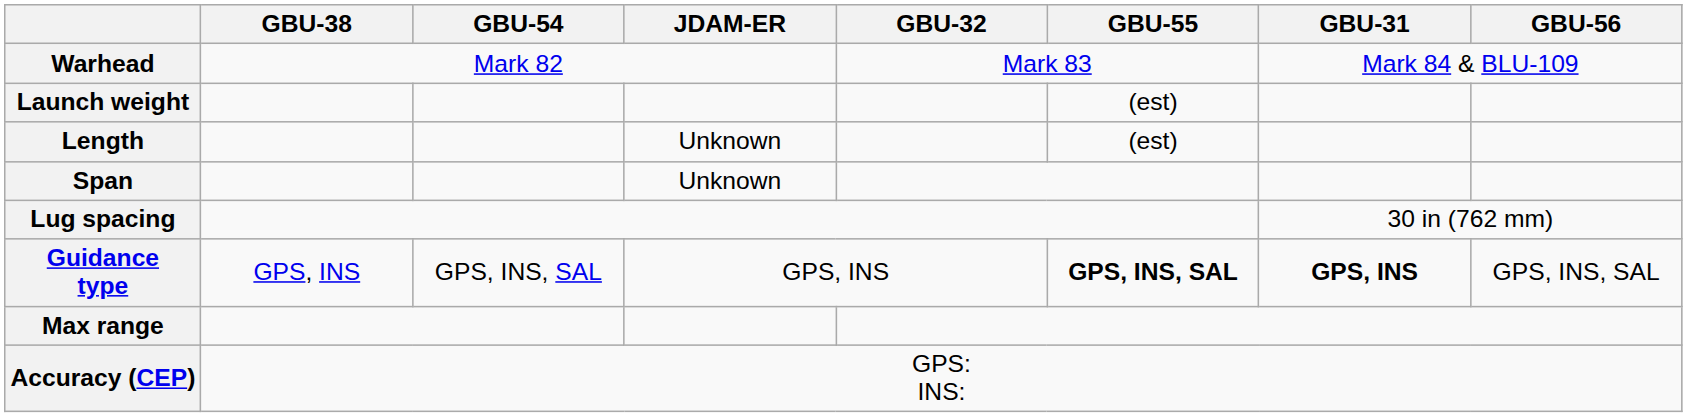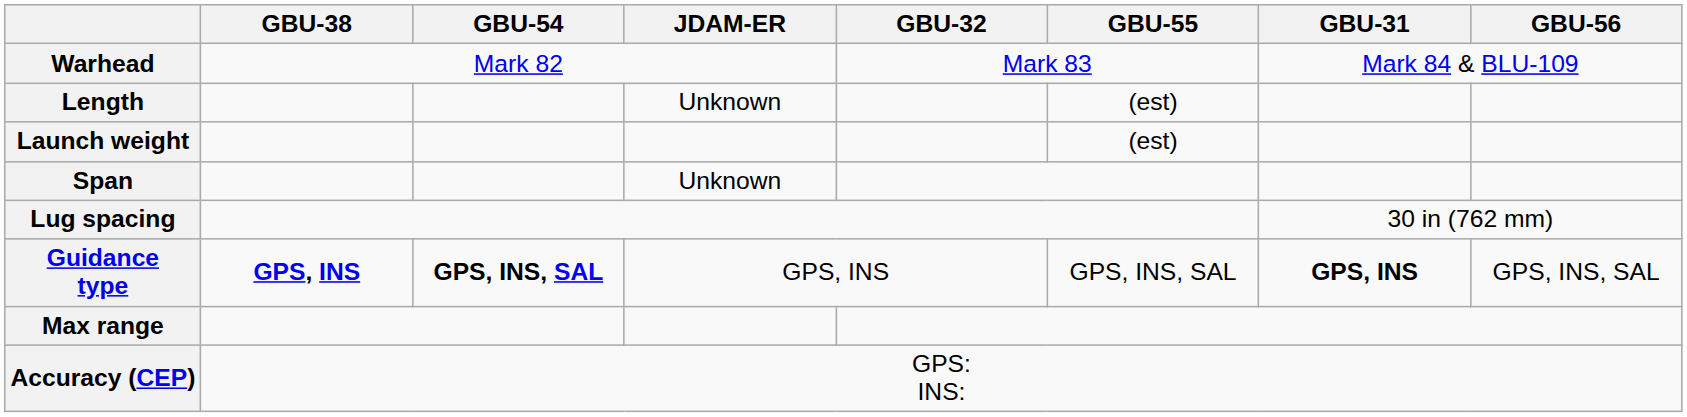rows swapped: (103, 102) <-> (103, 141)
(307, 272) normal -> (307, 272) bold
(518, 272) normal -> (518, 272) bold
(1153, 272) bold -> (1153, 272) normal
